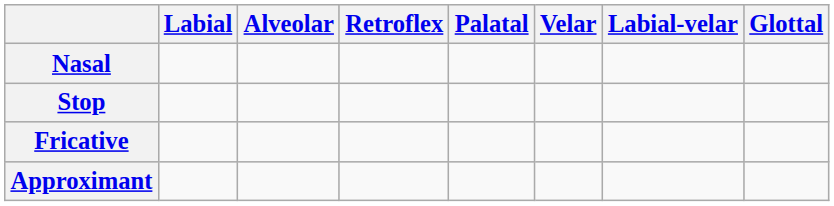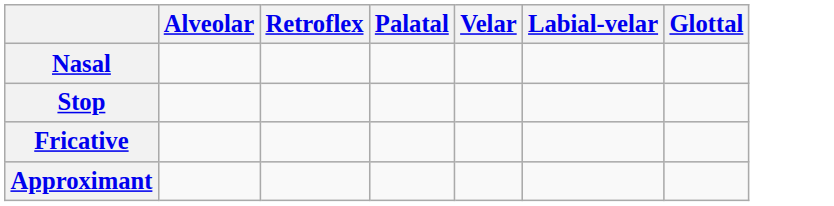- column: (198, 24)
